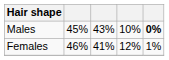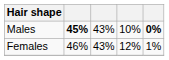(77, 30) normal -> (77, 30) bold
(104, 47) 41% -> (104, 47) 43%
